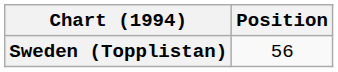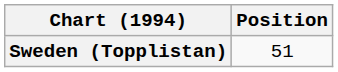(282, 51) 56 -> (282, 51) 51
